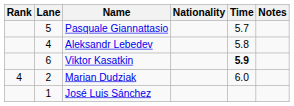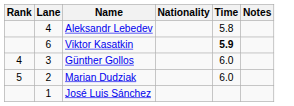- row: (117, 28)
+ row: (99, 61)
(19, 77) 4 -> (19, 77) 5
